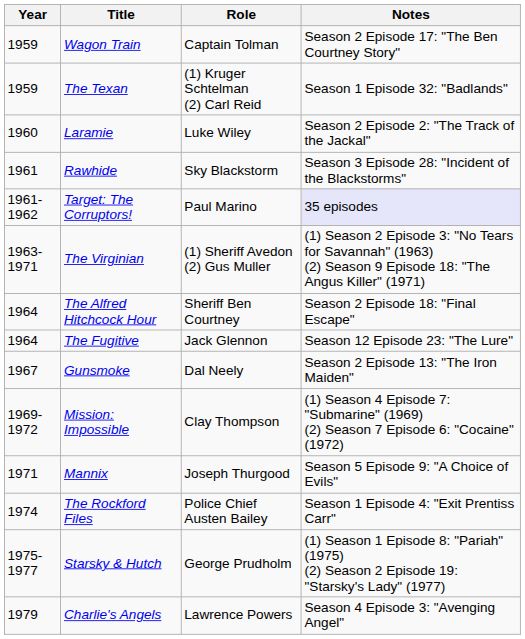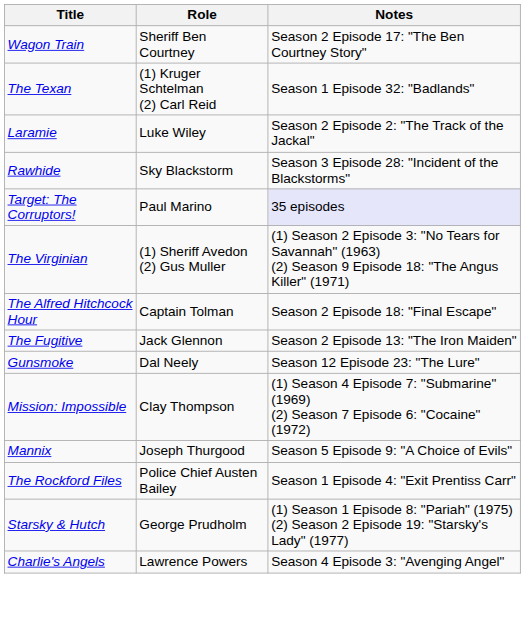- column: (33, 15)
(231, 44) Captain Tolman -> (173, 44) Sheriff Ben Courtney
(218, 311) Sheriff Ben Courtney -> (186, 311) Captain Tolman
(409, 340) Season 12 Episode 23: "The Lure" -> (394, 340) Season 2 Episode 13: "The Iron Maiden"
(401, 370) Season 2 Episode 13: "The Iron Maiden" -> (375, 362) Season 12 Episode 23: "The Lure"
